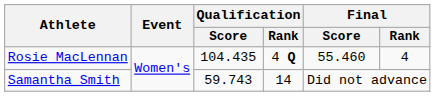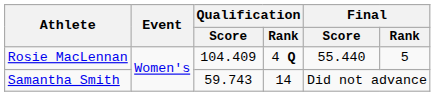(228, 58) 104.435 -> (228, 58) 104.409
(342, 58) 55.460 -> (342, 58) 55.440
(405, 58) 4 -> (405, 58) 5
